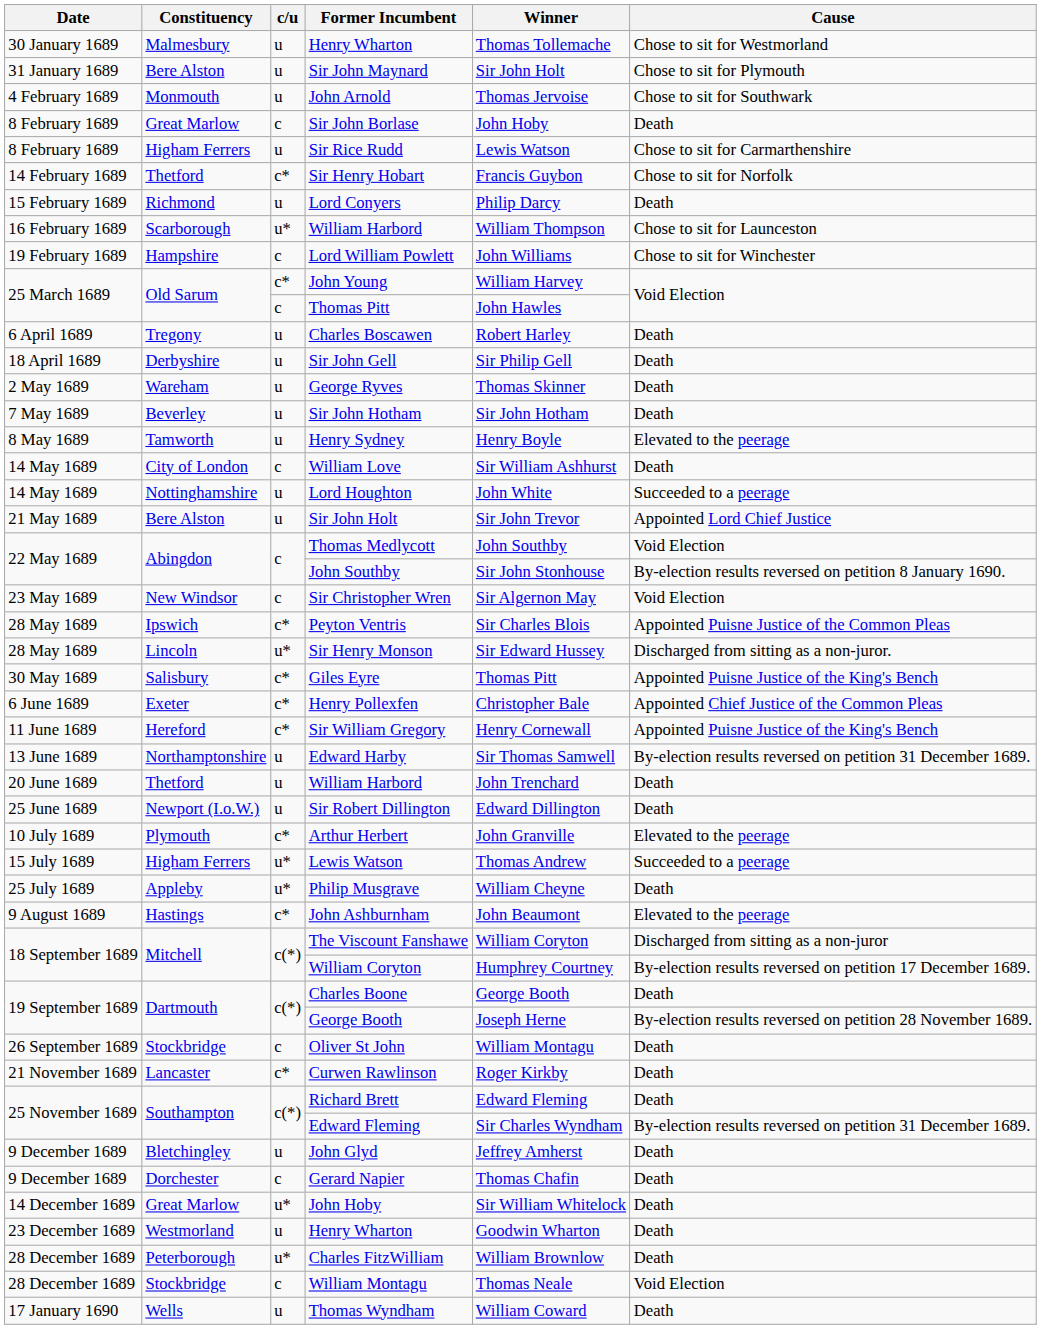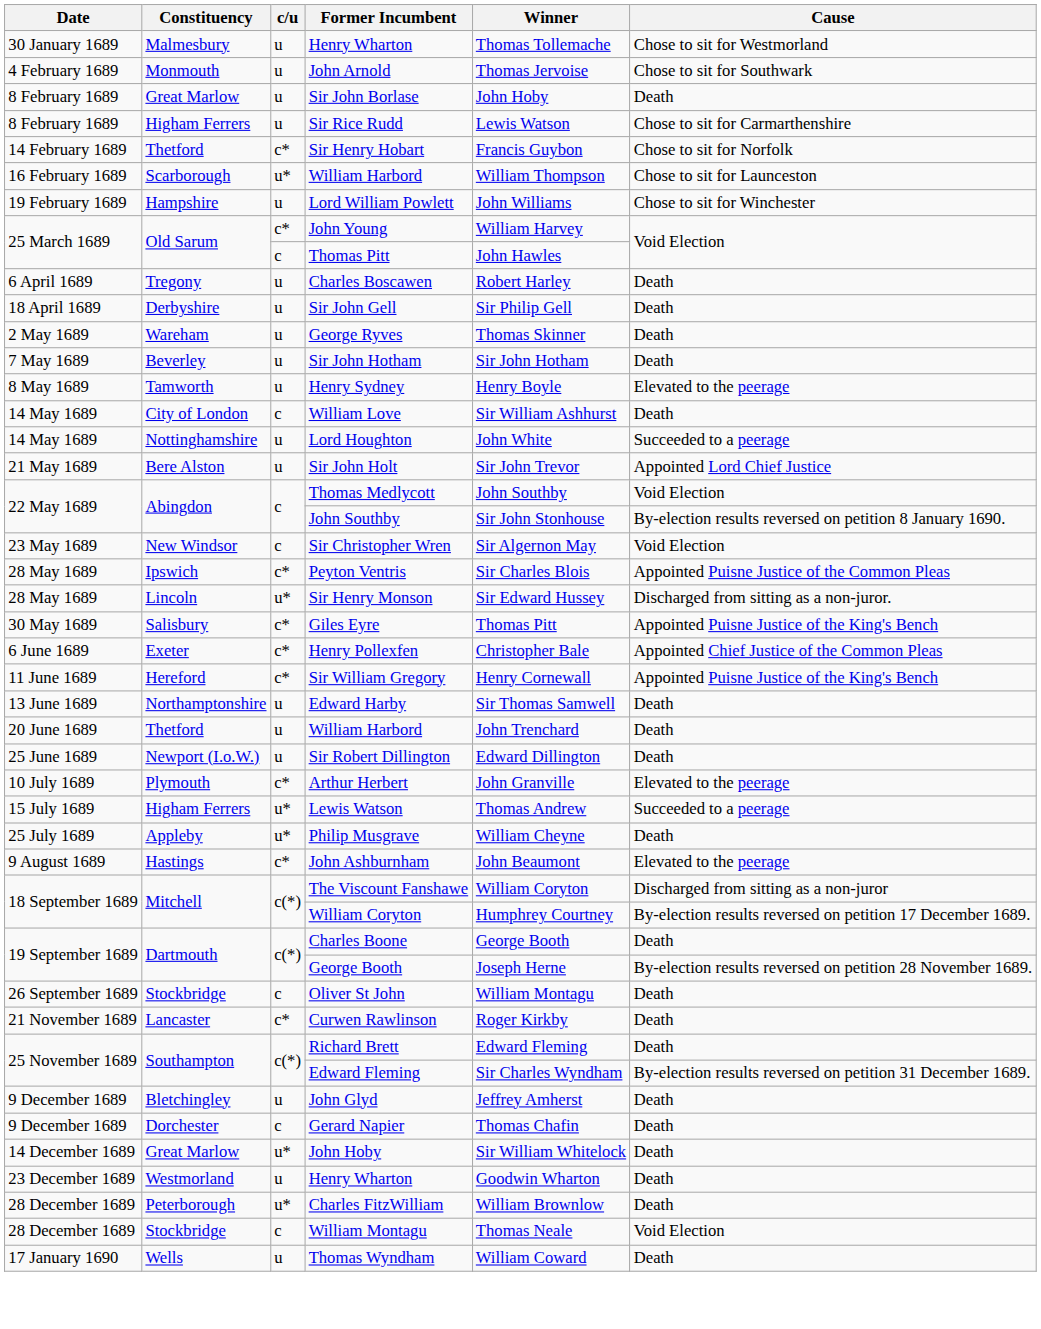- row: (63, 70)
(278, 123) c -> (278, 96) u
- row: (68, 202)
(278, 255) c -> (278, 202) u
(832, 756) By-election results reversed on petition 31 December 1689. -> (654, 703) Death
